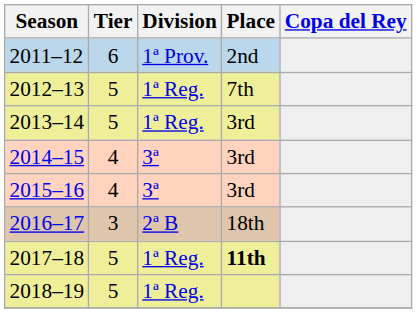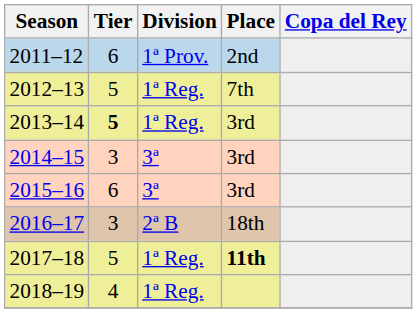(113, 122) normal -> (113, 122) bold
(113, 156) 4 -> (113, 156) 3
(113, 190) 4 -> (113, 190) 6
(113, 291) 5 -> (113, 291) 4
